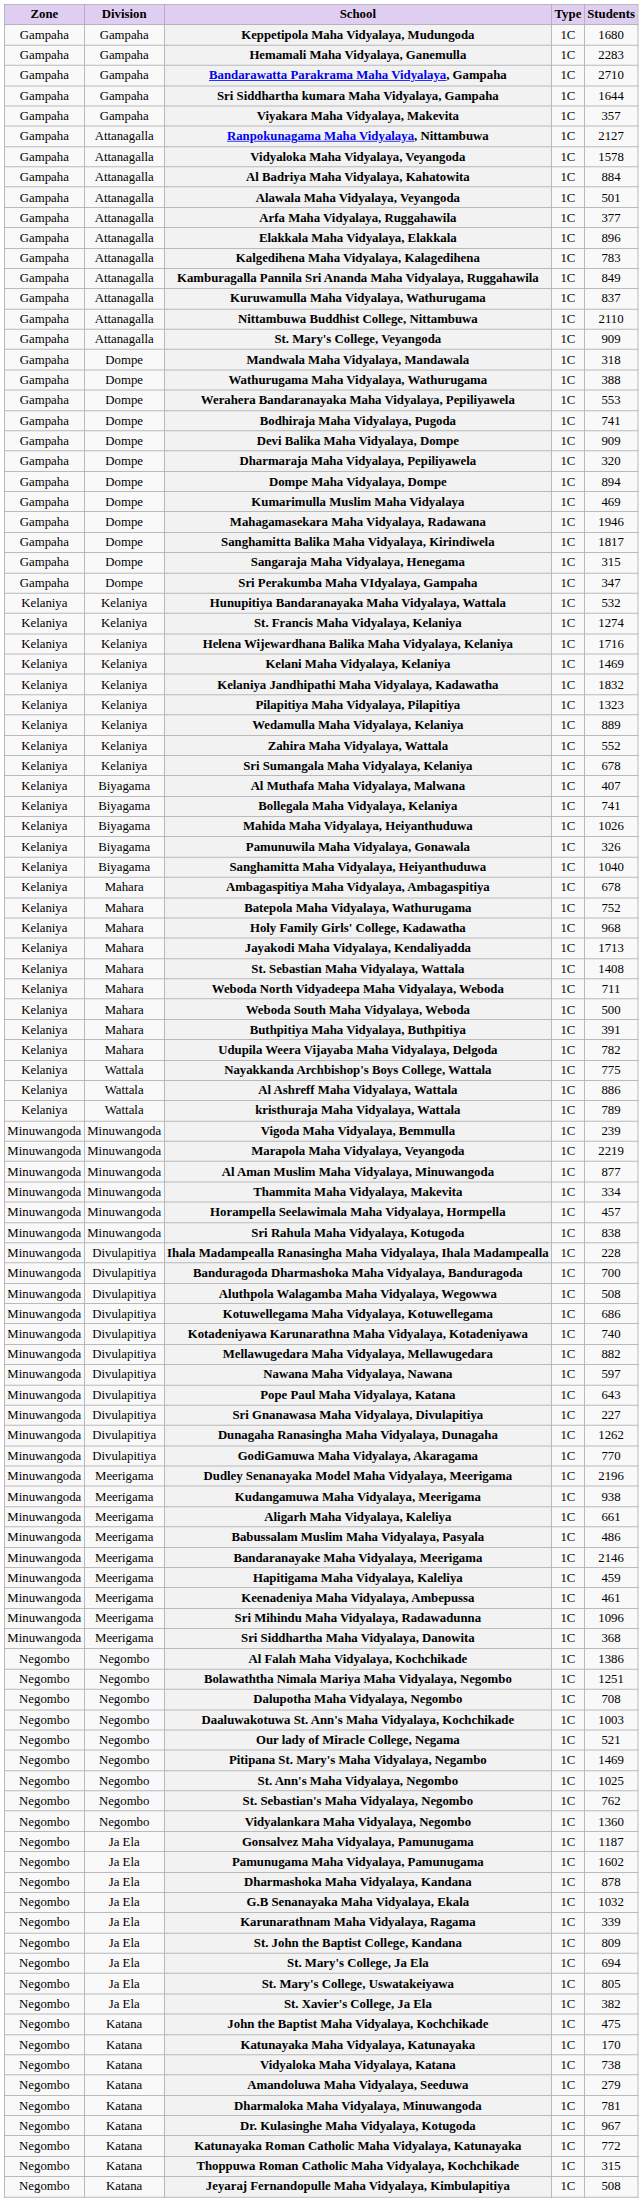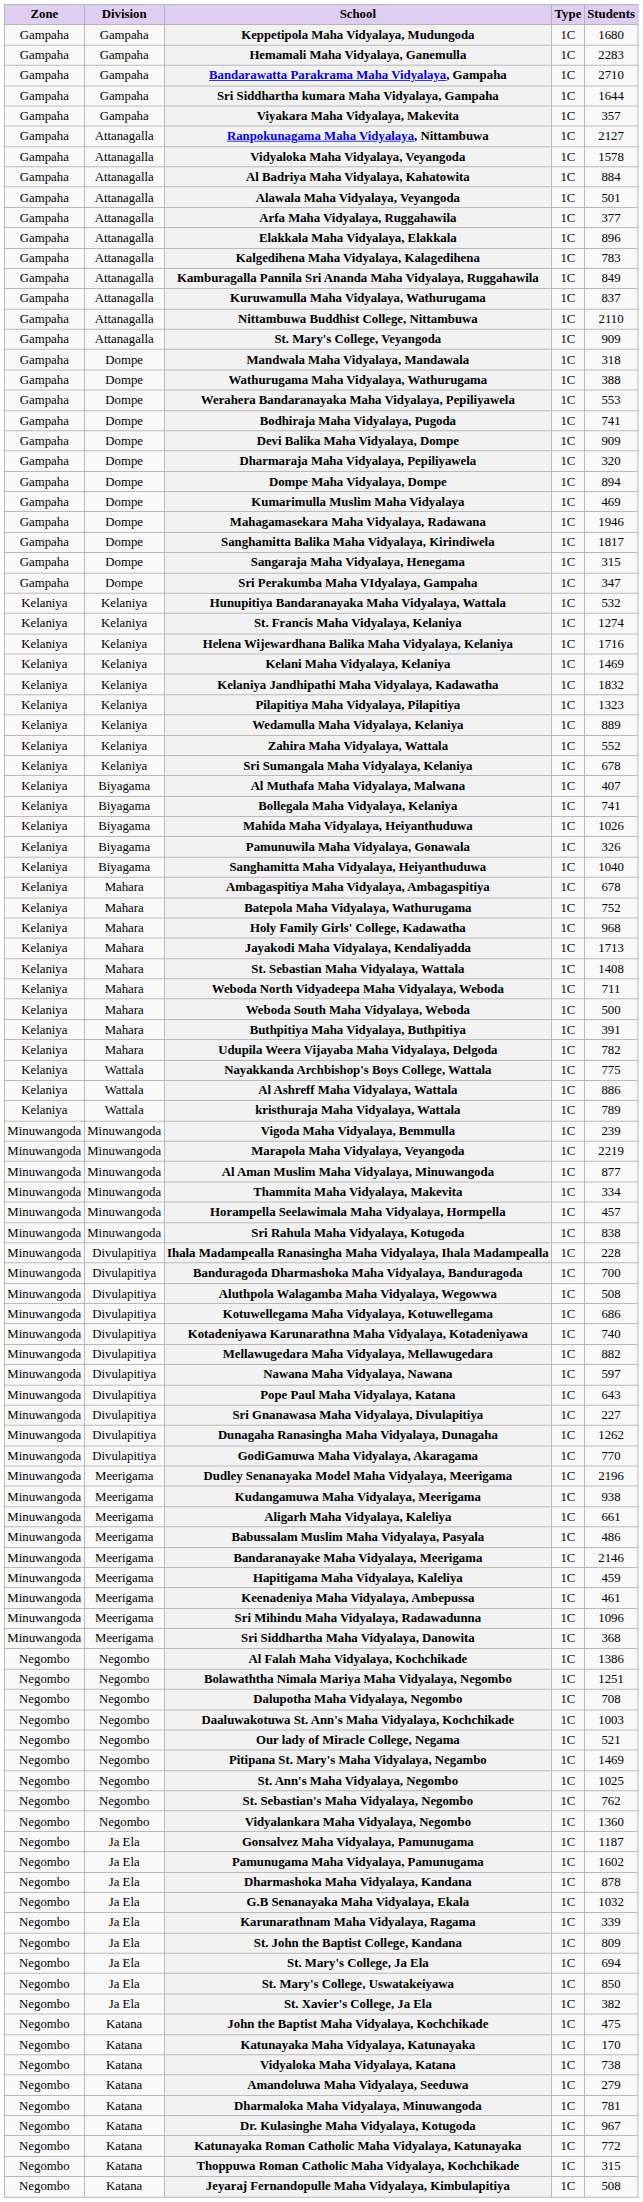(611, 1983) 805 -> (611, 1983) 850
